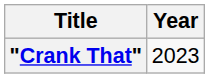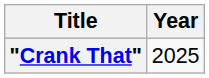(176, 55) 2023 -> (176, 55) 2025
